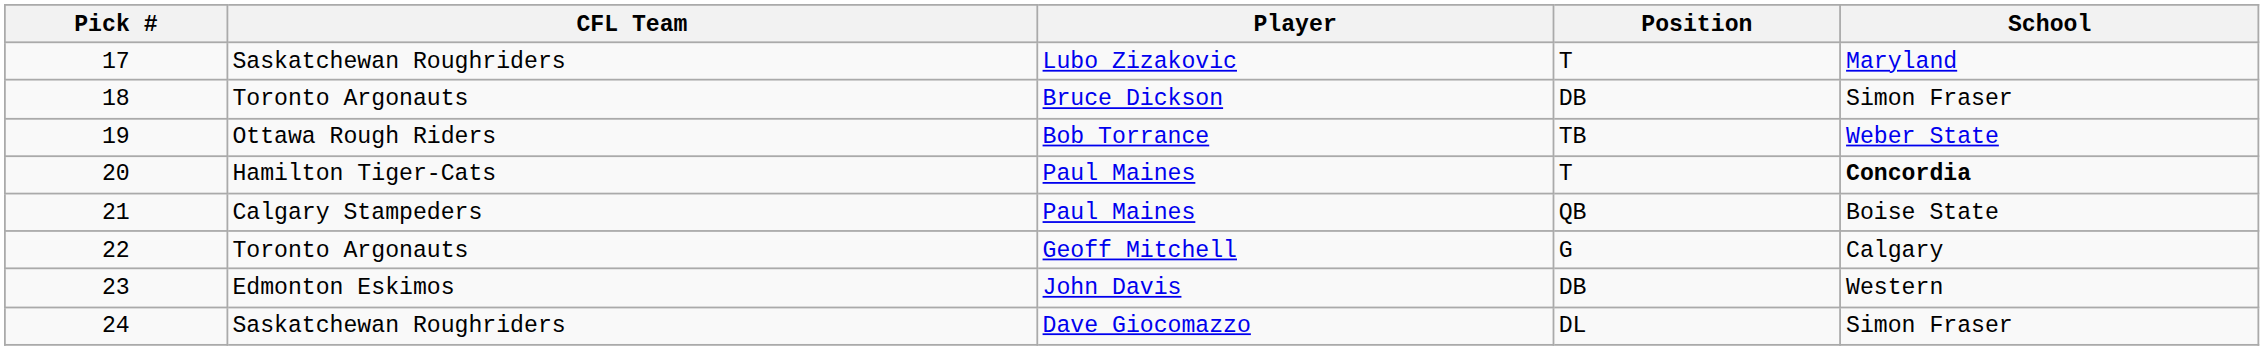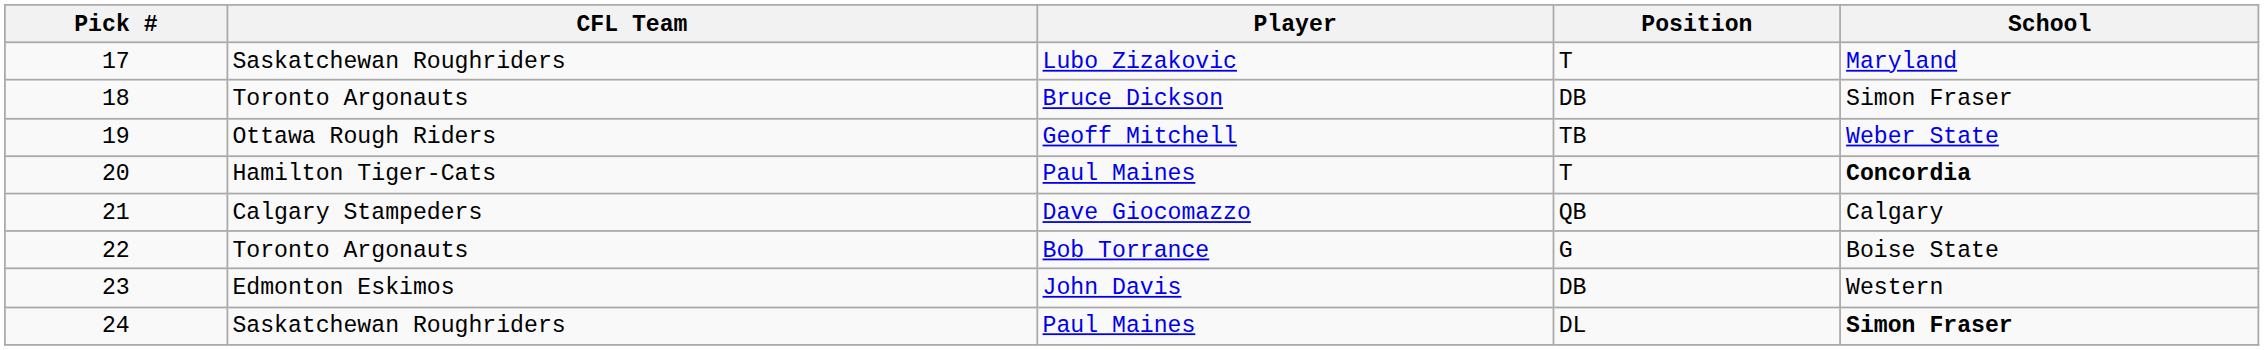(1126, 137) Bob Torrance -> (1140, 137) Geoff Mitchell
(1119, 212) Paul Maines -> (1147, 212) Dave Giocomazzo
(1922, 212) Boise State -> (1895, 212) Calgary
(1140, 250) Geoff Mitchell -> (1126, 250) Bob Torrance
(1895, 250) Calgary -> (1922, 250) Boise State
(1147, 325) Dave Giocomazzo -> (1119, 325) Paul Maines
(1929, 325) normal -> (1929, 325) bold
